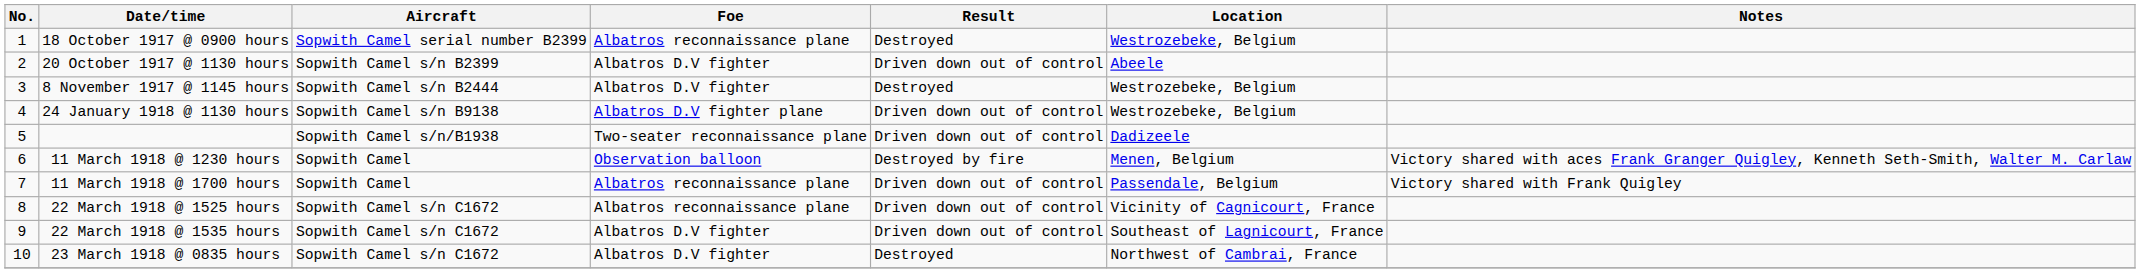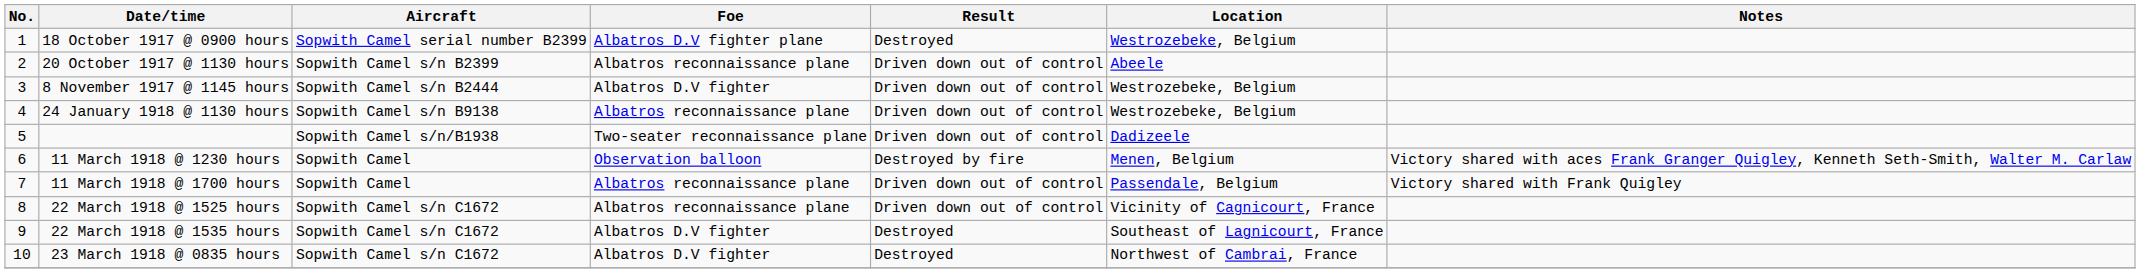(722, 40) Albatros reconnaissance plane -> (709, 40) Albatros D.V fighter plane
(682, 64) Albatros D.V fighter -> (722, 64) Albatros reconnaissance plane
(914, 88) Destroyed -> (989, 88) Driven down out of control
(709, 112) Albatros D.V fighter plane -> (722, 112) Albatros reconnaissance plane
(989, 232) Driven down out of control -> (914, 232) Destroyed
